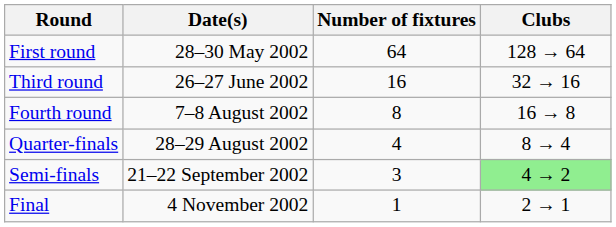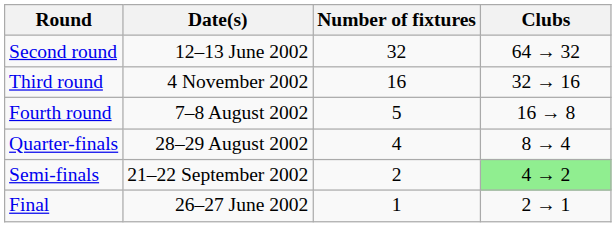- row: (52, 50)
+ row: (63, 50)
(242, 81) 26–27 June 2002 -> (238, 81) 4 November 2002
(397, 112) 8 -> (397, 112) 5
(397, 174) 3 -> (397, 174) 2
(238, 205) 4 November 2002 -> (242, 205) 26–27 June 2002
